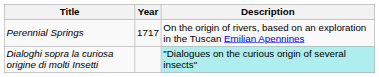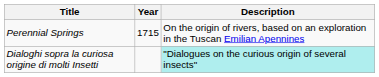(148, 33) 1717 -> (148, 33) 1715
